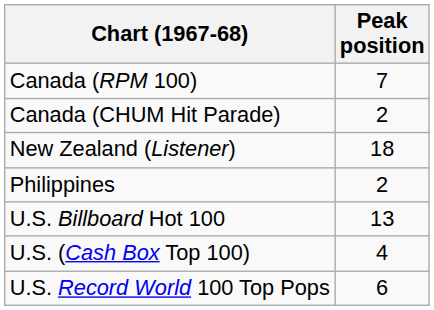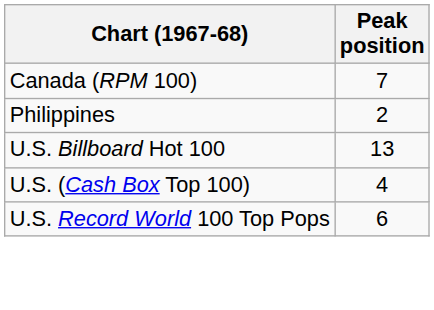- row: (145, 115)
- row: (123, 149)
